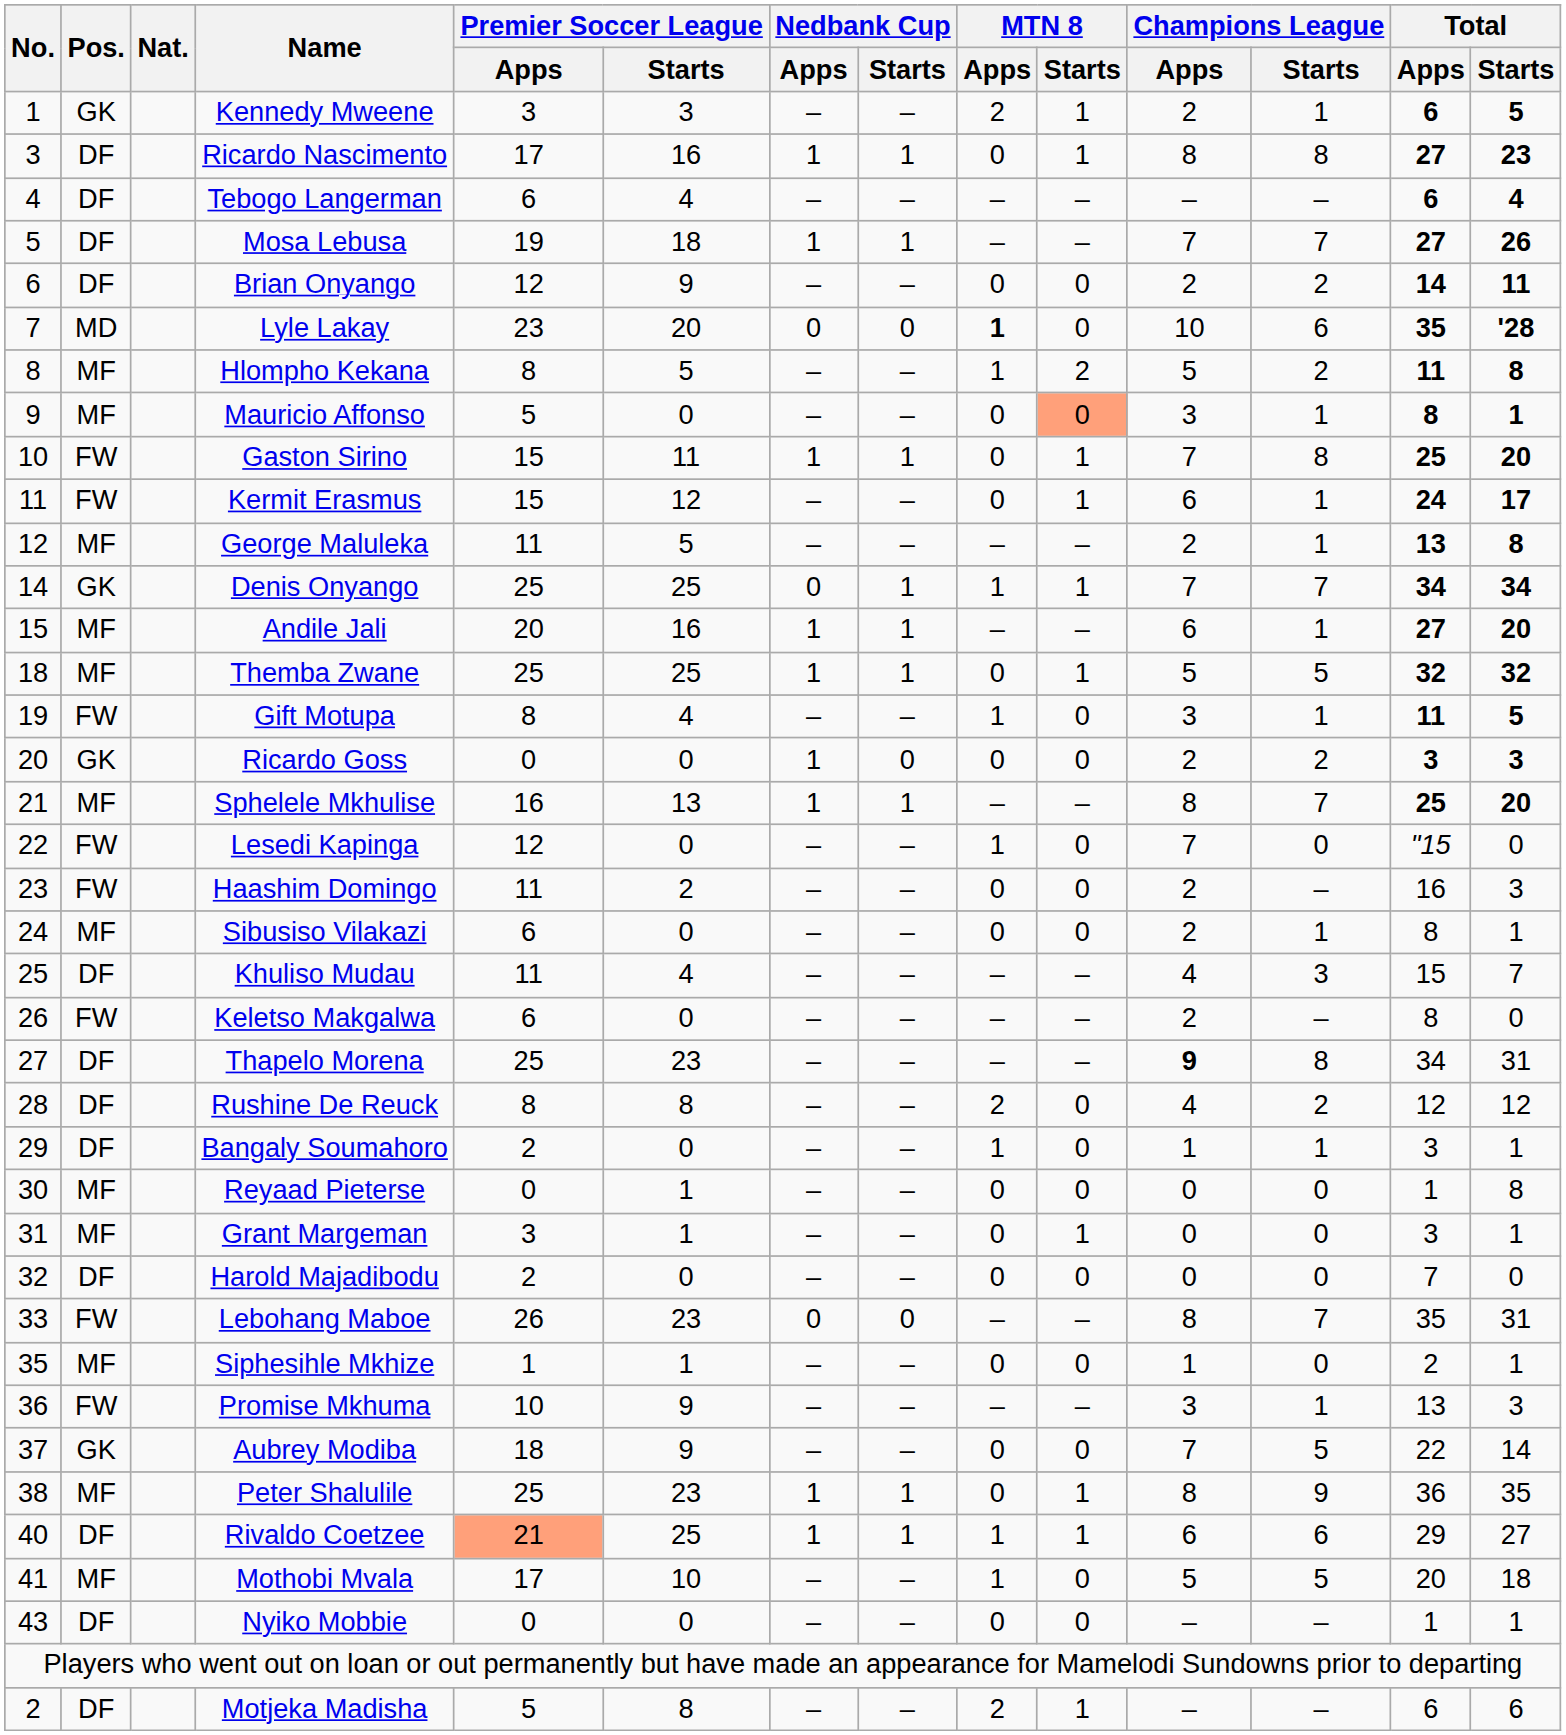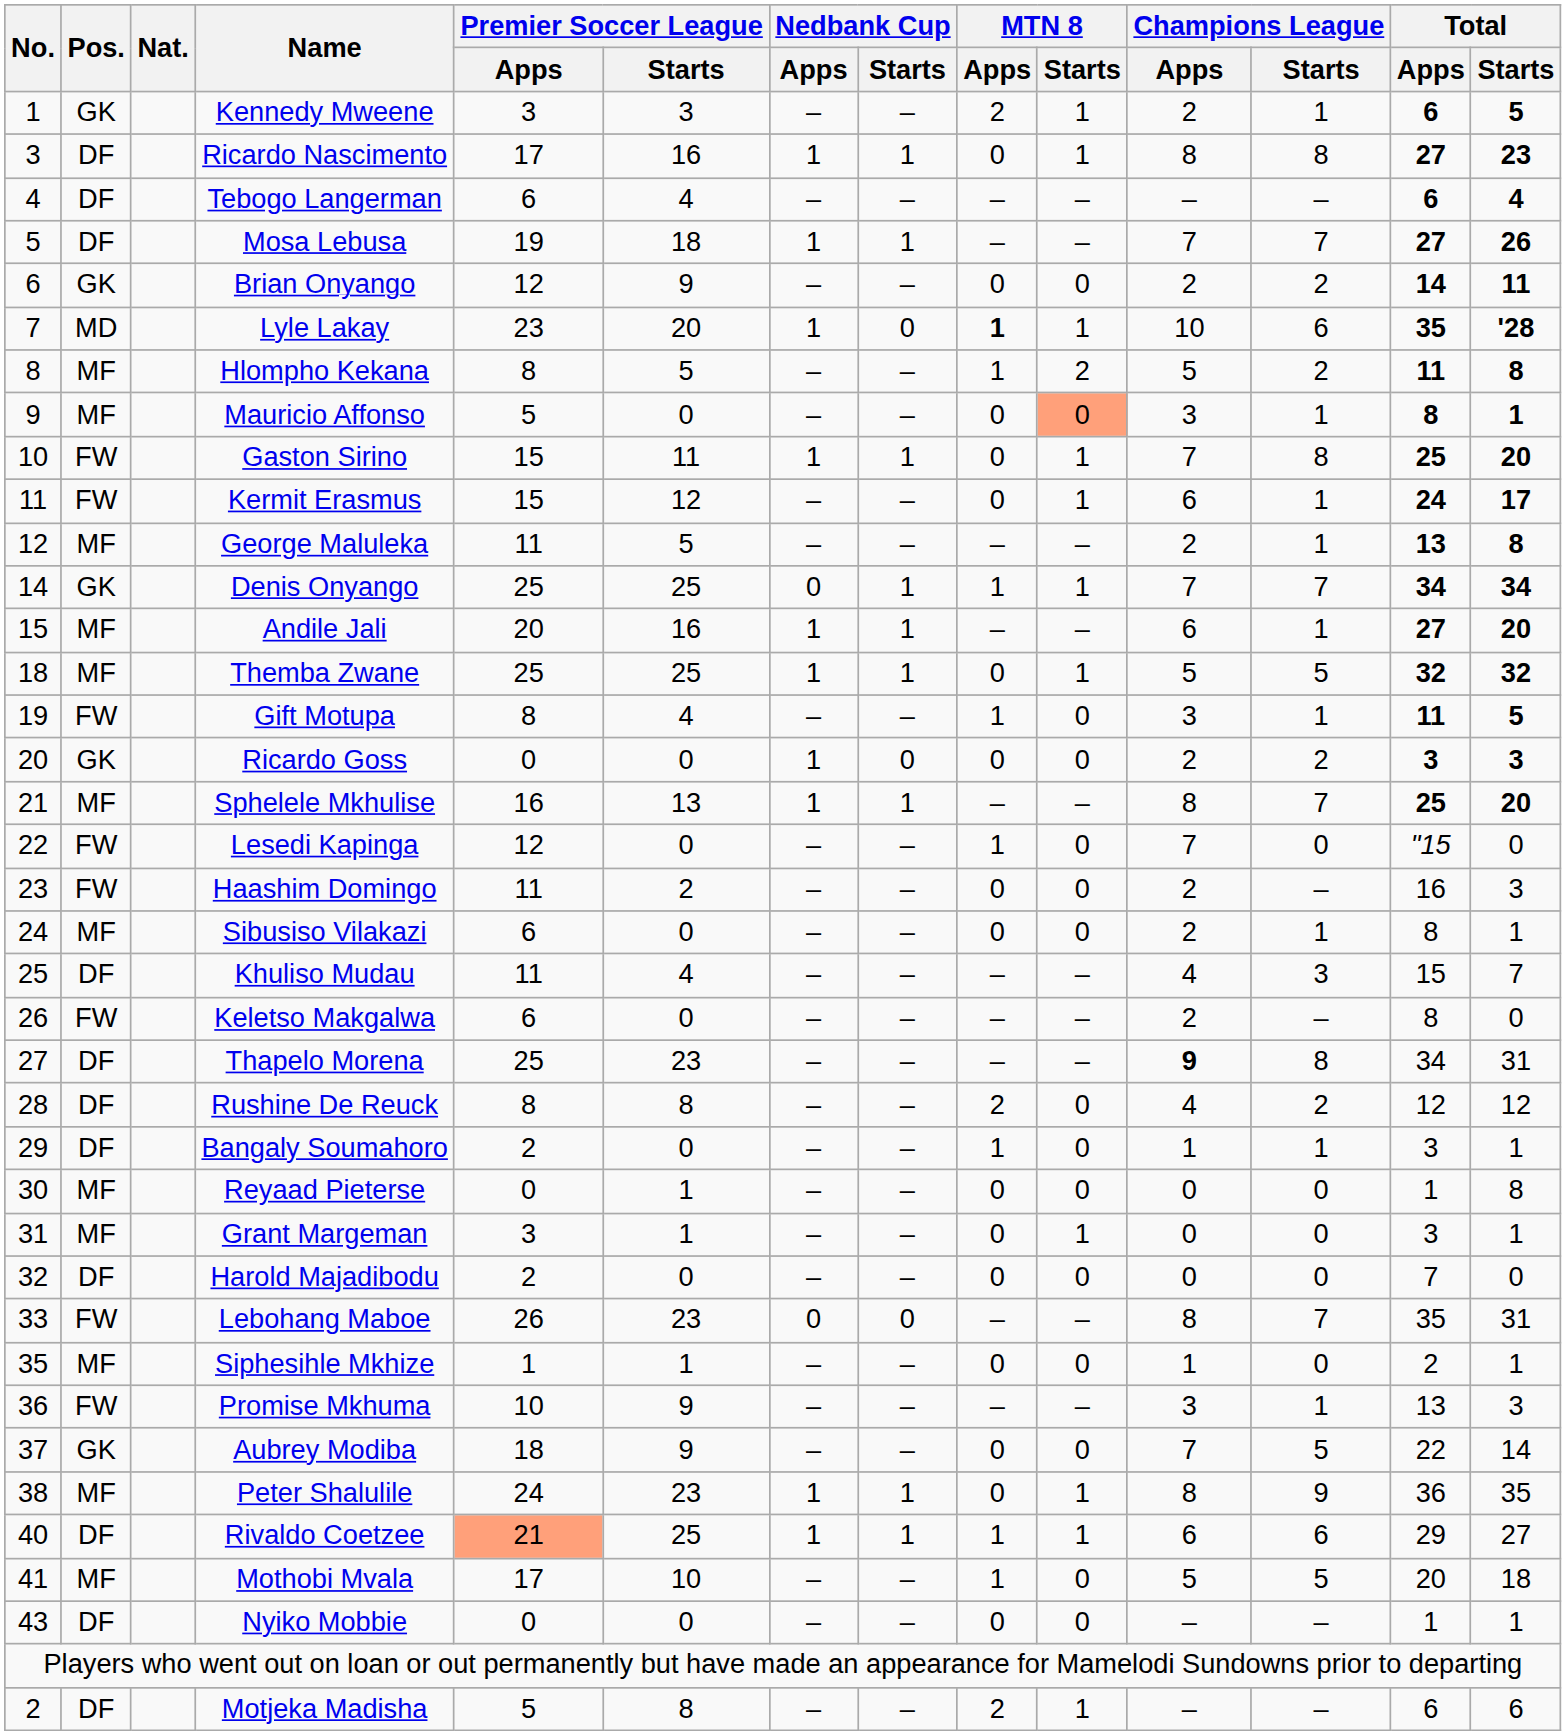(96, 284) DF -> (96, 284) GK
(814, 328) 0 -> (814, 328) 1
(1082, 328) 0 -> (1082, 328) 1
(529, 1492) 25 -> (529, 1492) 24
